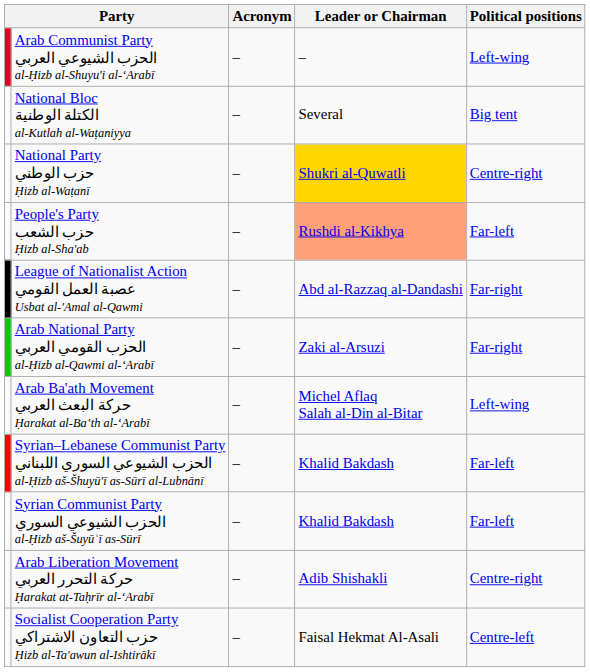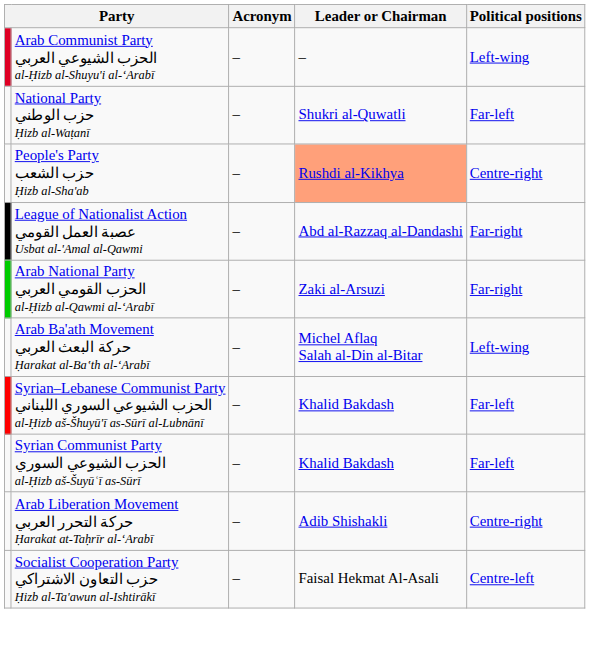- row: (73, 115)
(352, 173) gold background -> (352, 115) no background
(506, 173) Centre-right -> (492, 115) Far-left
(492, 231) Far-left -> (506, 173) Centre-right
